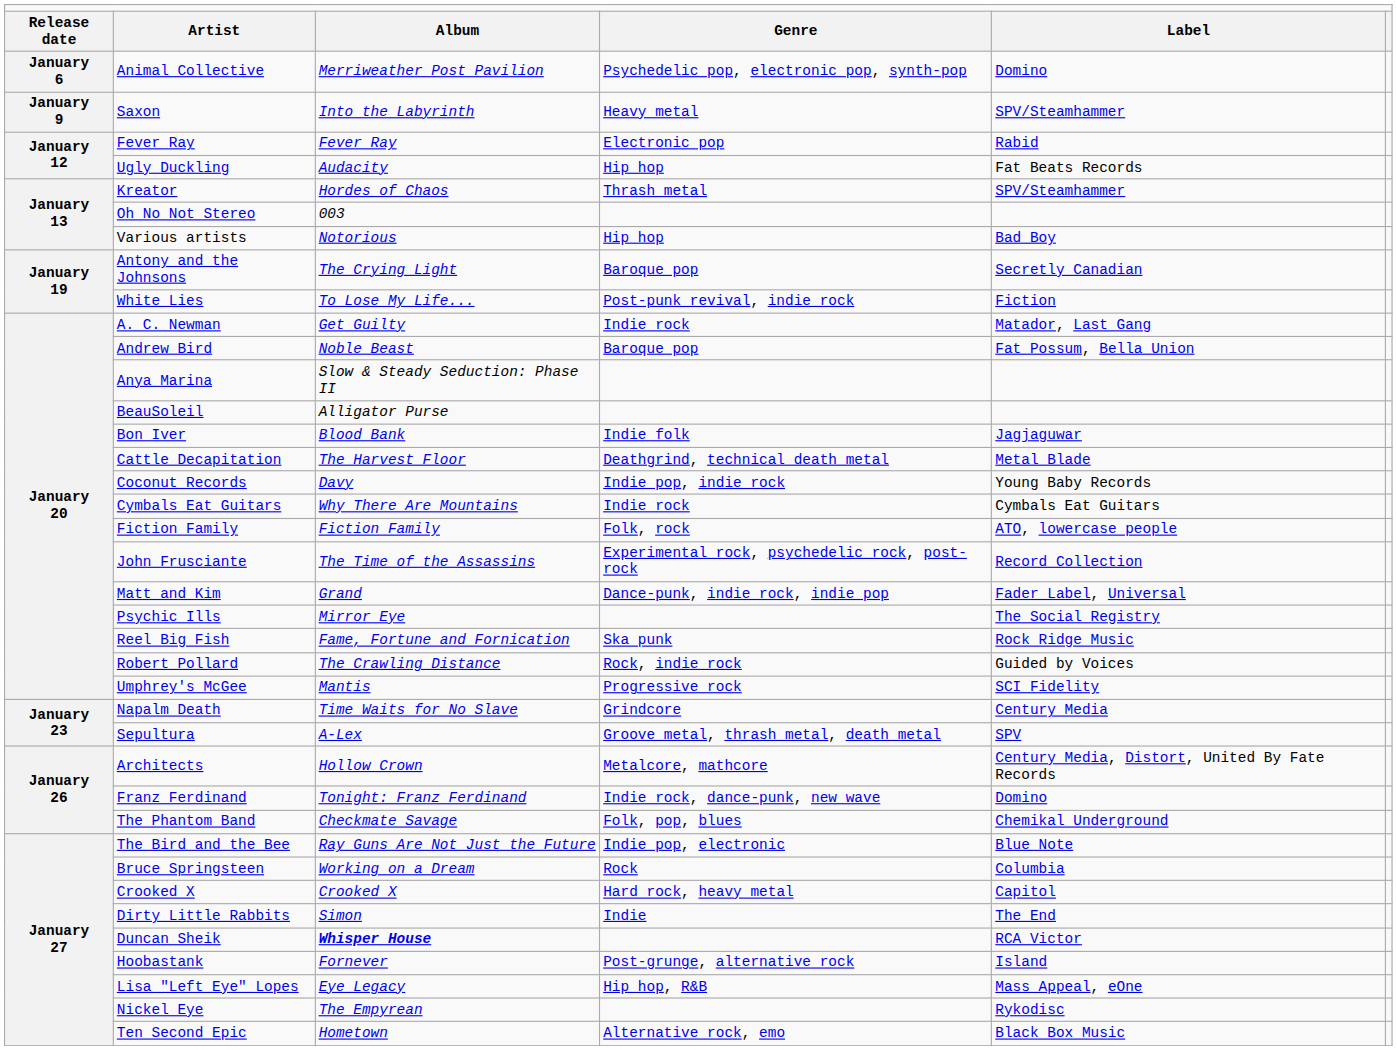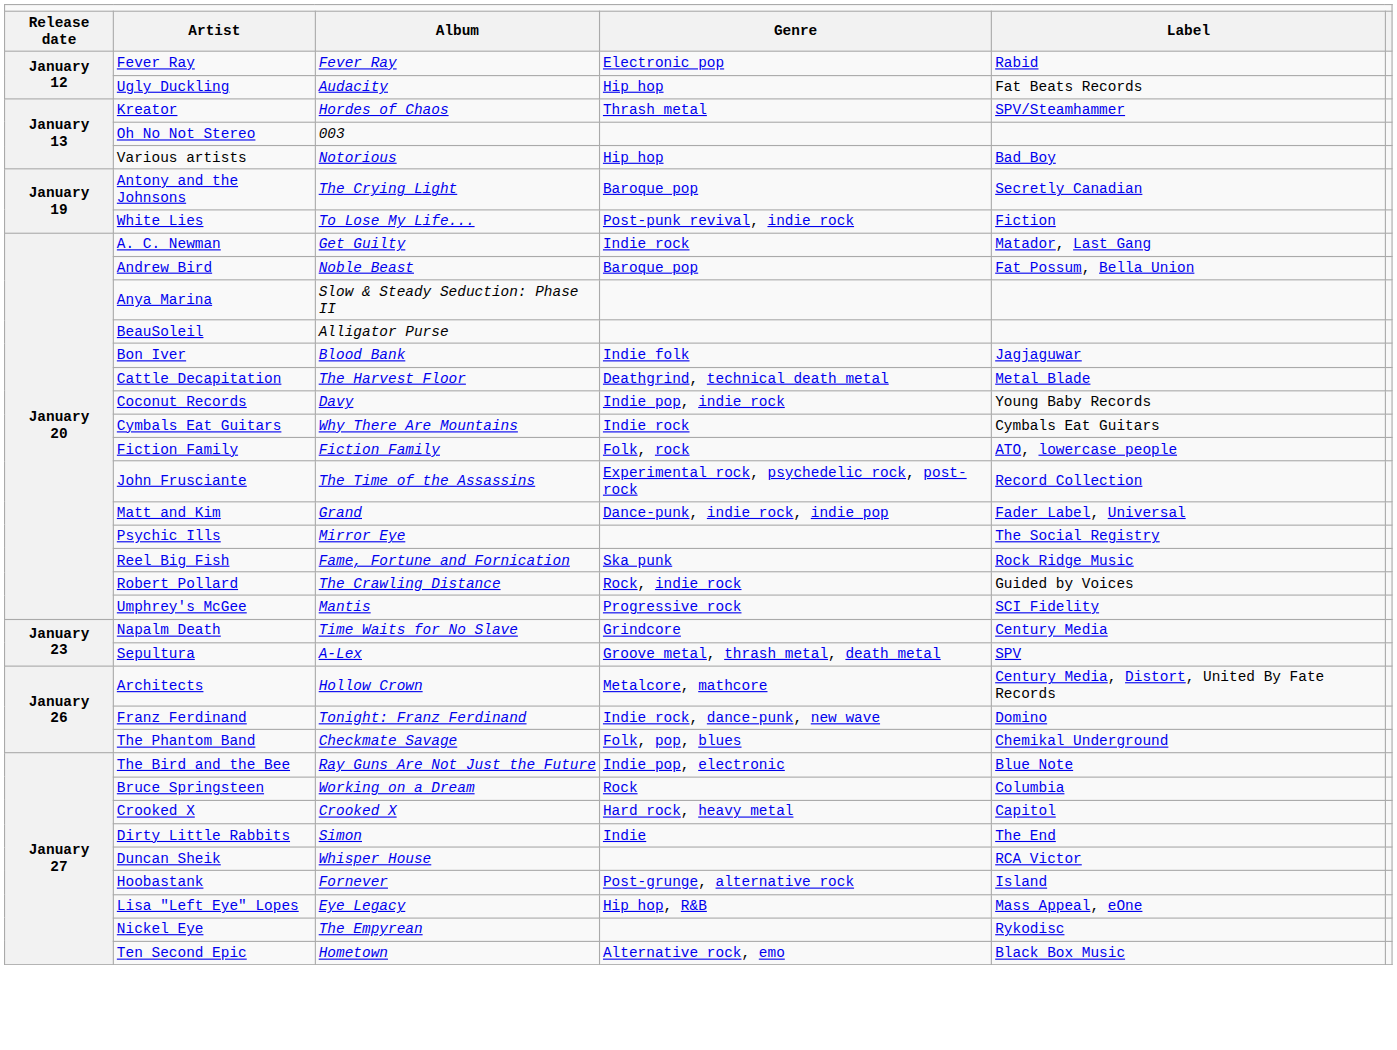- row: (190, 72)
- row: (138, 112)
(375, 939) bold -> (375, 859) normal
